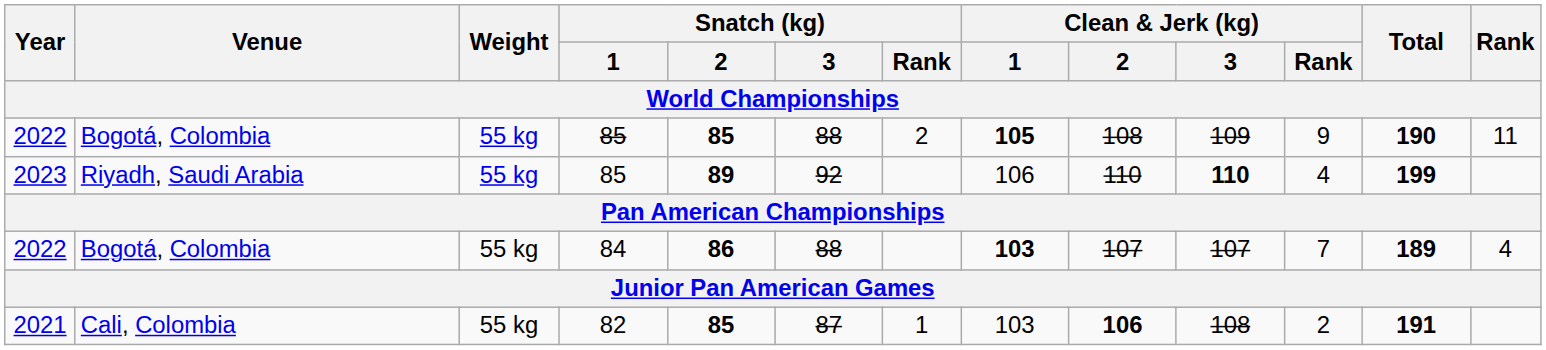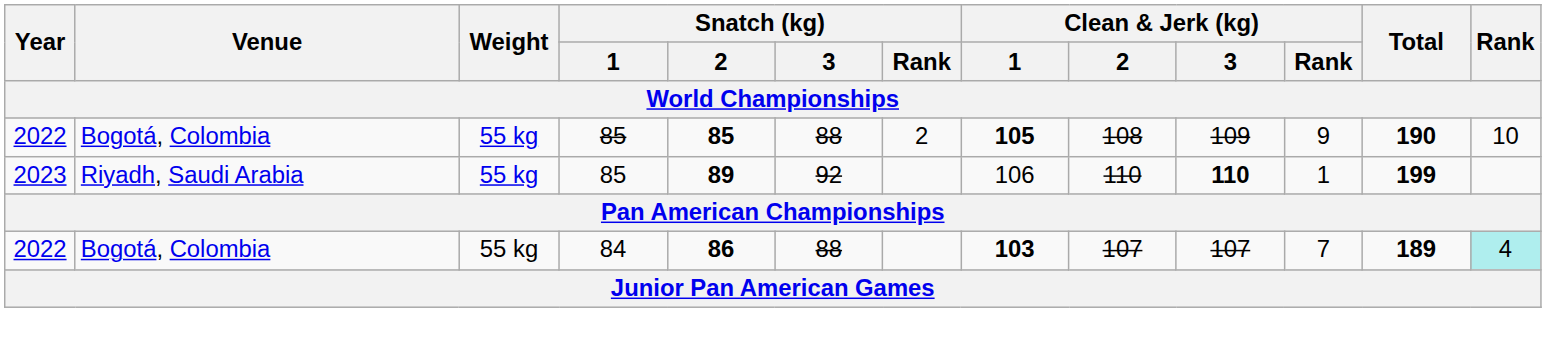(1505, 136) 11 -> (1505, 136) 10
(1323, 174) 4 -> (1323, 174) 1
(1505, 250) no background -> (1505, 250) paleturquoise background
- row: (40, 325)
